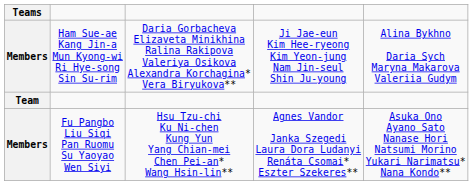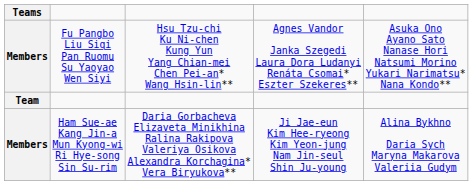rows swapped: (88, 144) <-> (88, 56)
